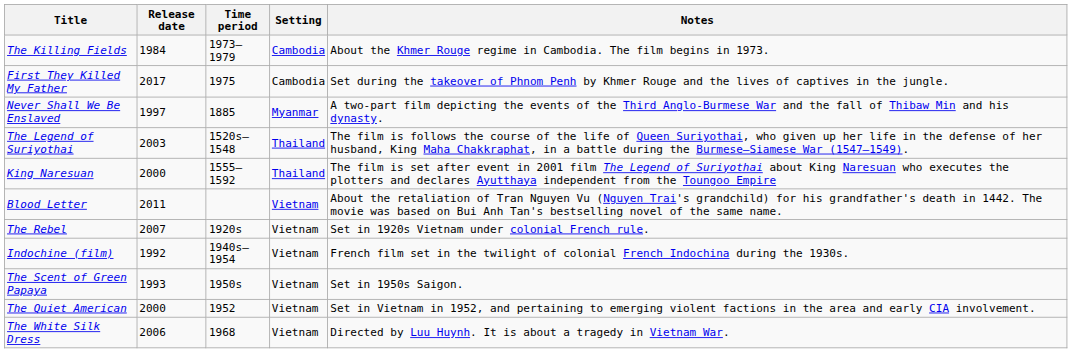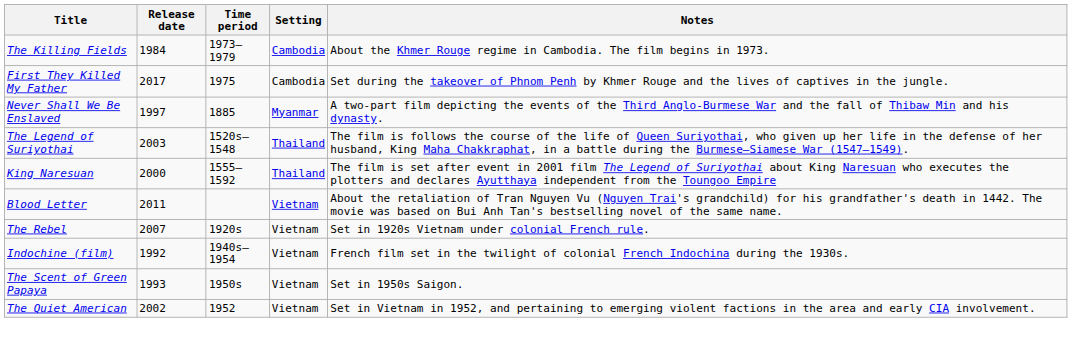(153, 308) 2000 -> (153, 308) 2002
- row: (54, 333)
